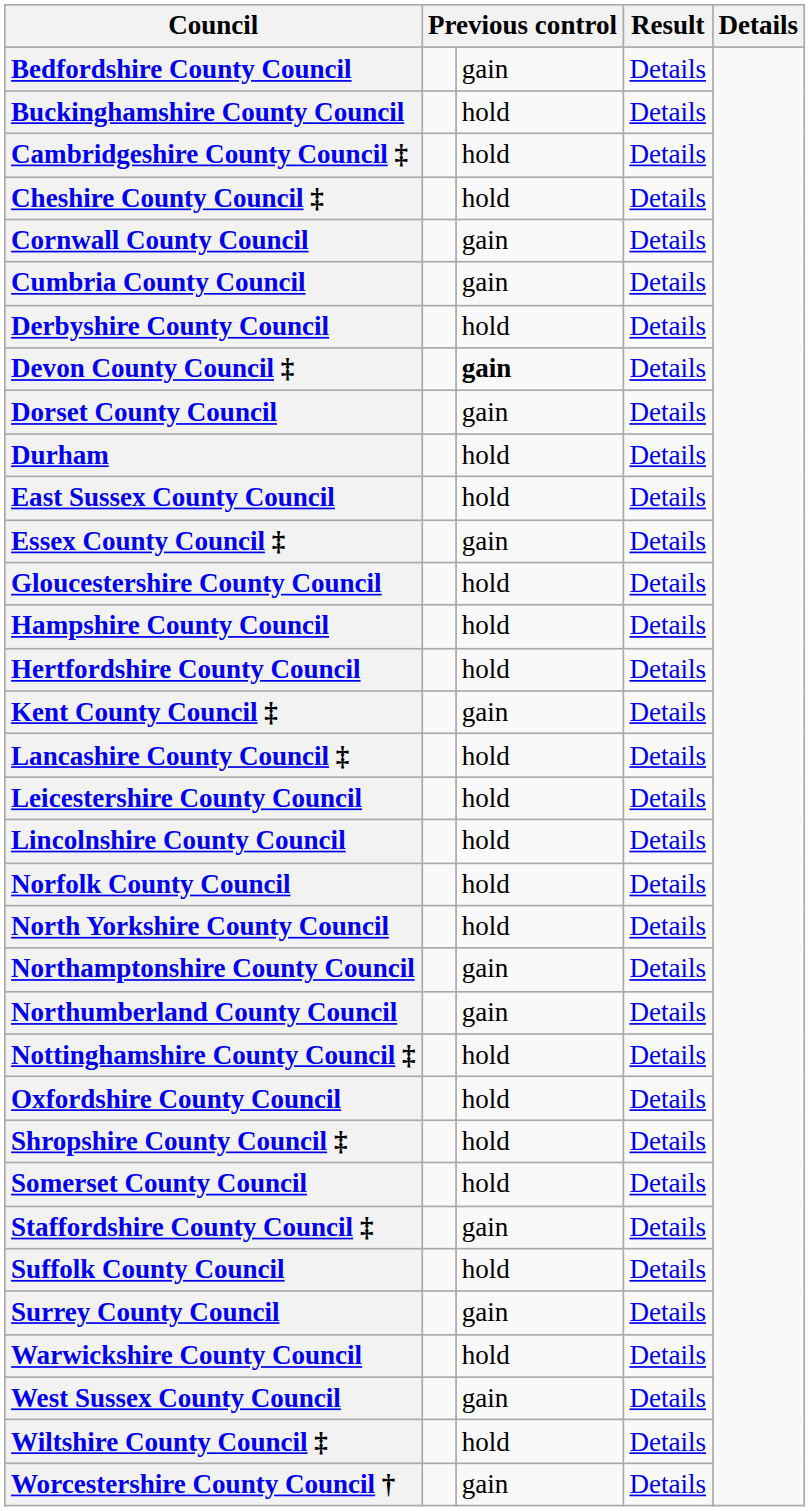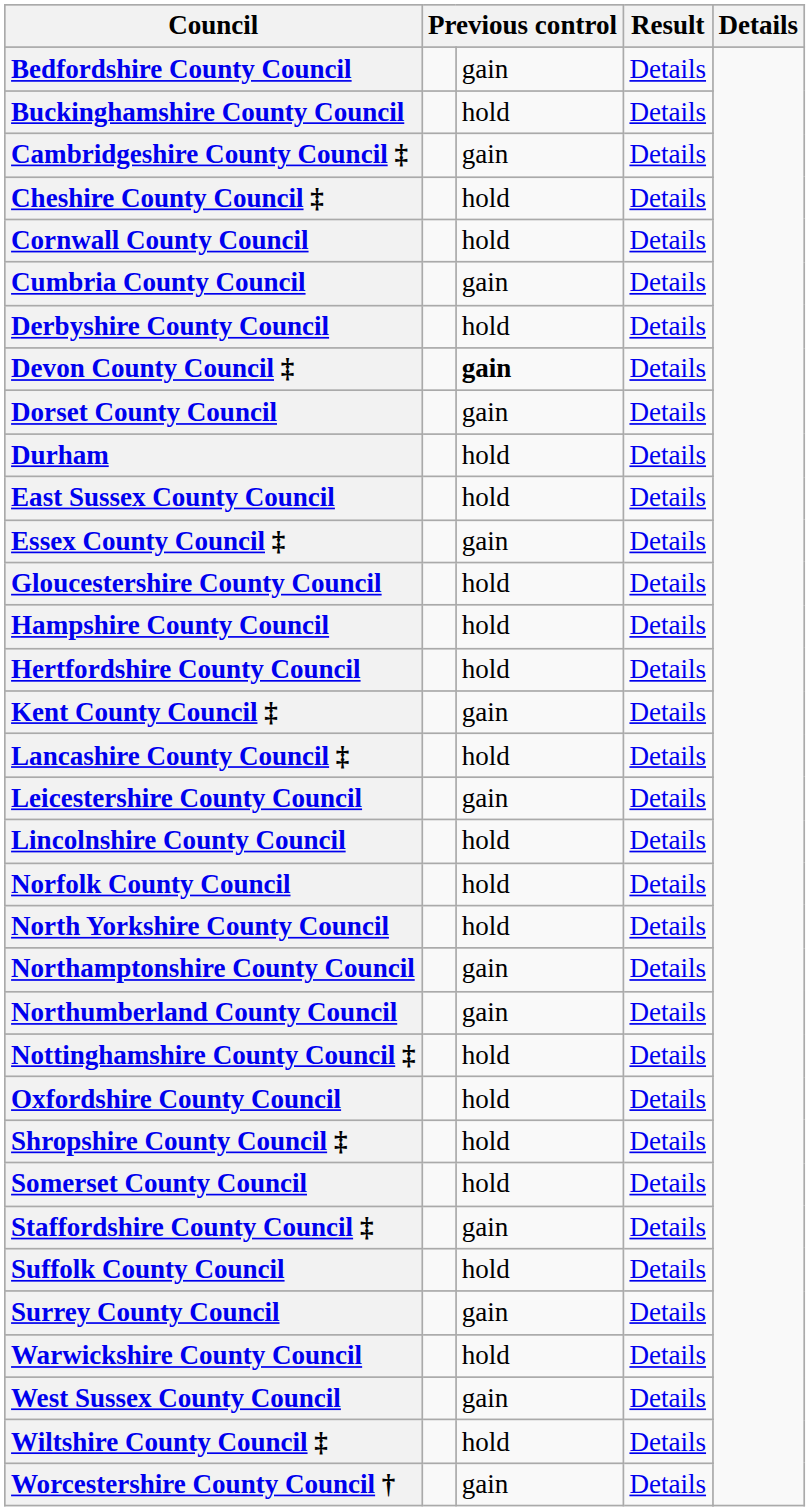(486, 154) hold -> (485, 154) gain
(485, 240) gain -> (486, 240) hold
(486, 797) hold -> (485, 797) gain
